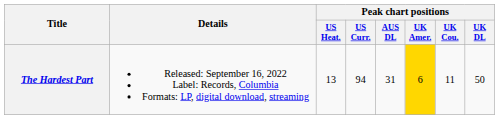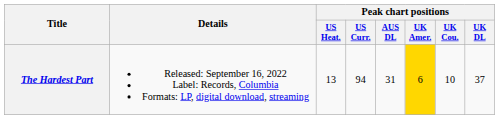(450, 79) 11 -> (450, 79) 10
(480, 79) 50 -> (480, 79) 37
